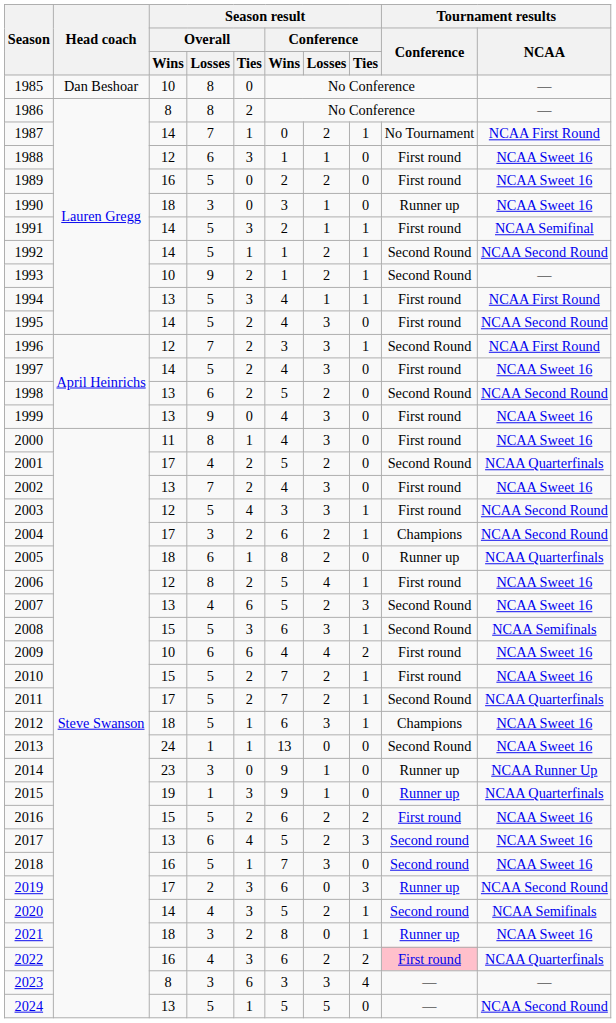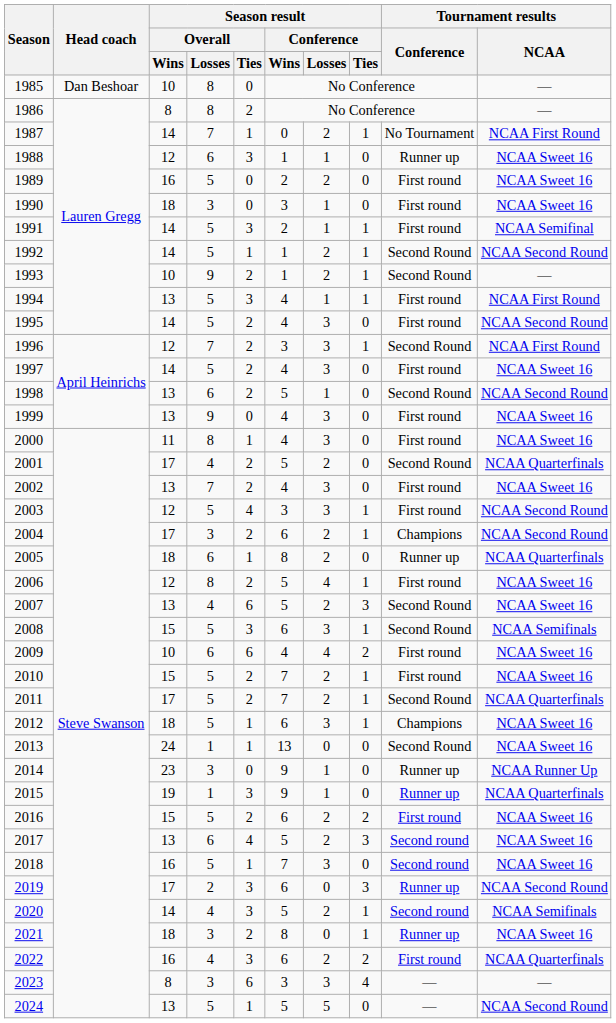(430, 157) First round -> (430, 157) Runner up
(430, 204) Runner up -> (430, 204) First round
(326, 393) 2 -> (326, 393) 1
(430, 958) pink background -> (430, 958) no background
